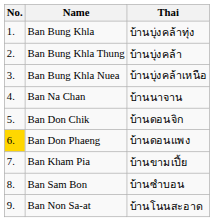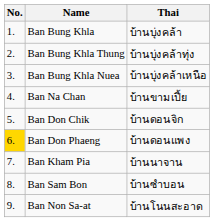(162, 32) บ้านบุ่งคล้าทุ่ง -> (156, 32) บ้านบุ่งคล้า
(156, 54) บ้านบุ่งคล้า -> (162, 54) บ้านบุ่งคล้าทุ่ง
(156, 97) บ้านนาจาน -> (158, 97) บ้านขามเปี้ย
(158, 162) บ้านขามเปี้ย -> (156, 162) บ้านนาจาน
